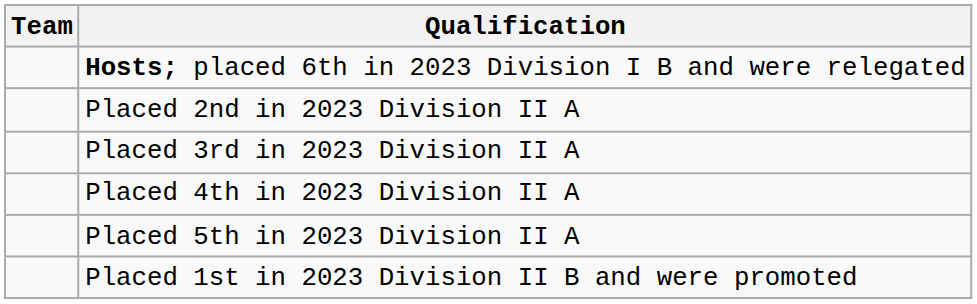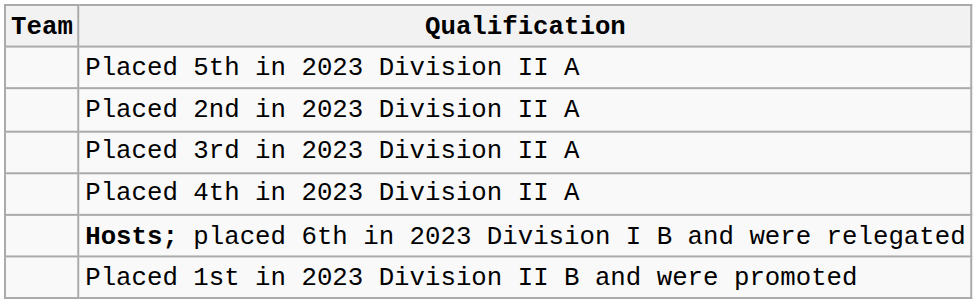rows swapped: (525, 68) <-> (332, 236)
